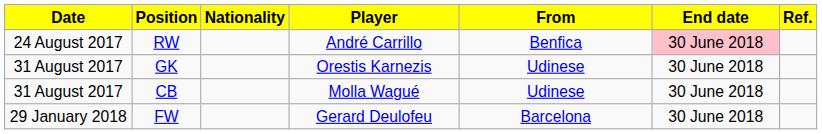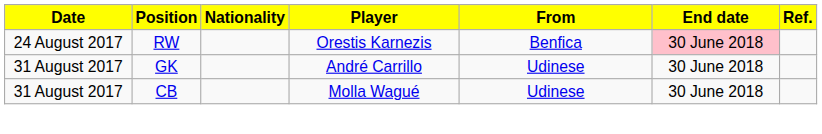(374, 42) André Carrillo -> (374, 42) Orestis Karnezis
(374, 67) Orestis Karnezis -> (374, 67) André Carrillo
- row: (166, 117)
